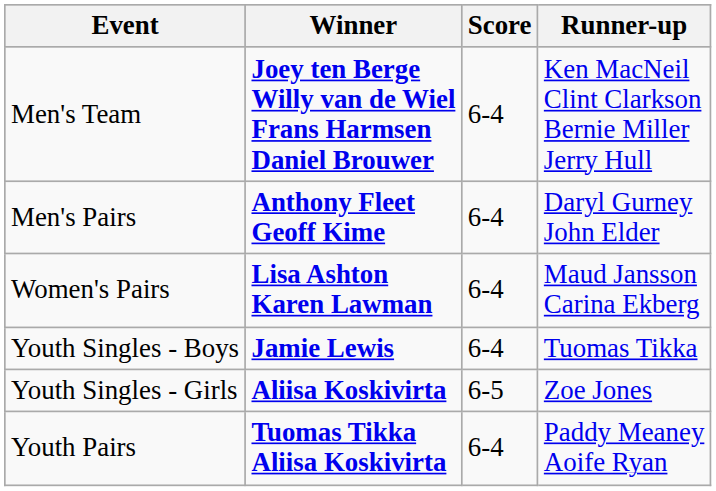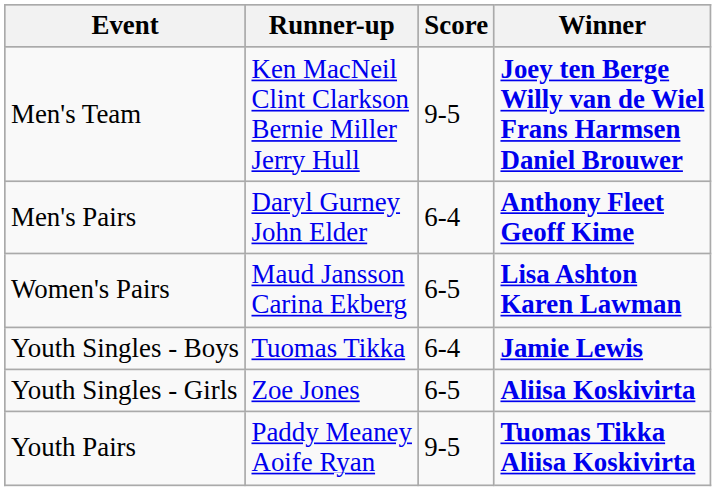columns swapped: (353, 25) <-> (624, 25)
(486, 113) 6-4 -> (442, 113) 9-5
(486, 289) 6-4 -> (442, 289) 6-5
(486, 447) 6-4 -> (442, 447) 9-5
